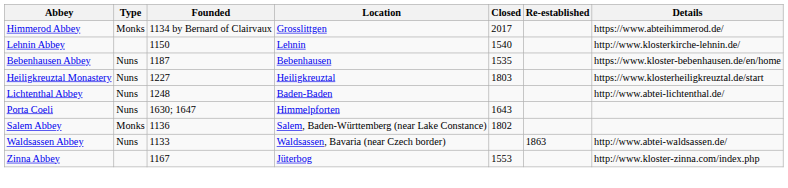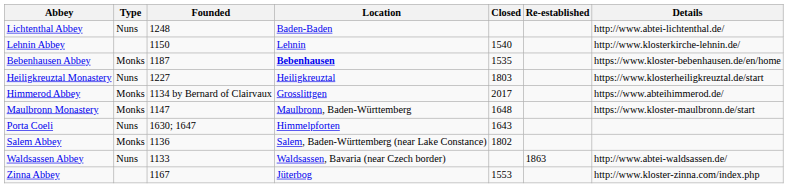rows swapped: (44, 28) <-> (45, 93)
(127, 61) Nuns -> (131, 61) Monks
(304, 61) normal -> (306, 61) bold
+ row: (53, 110)
